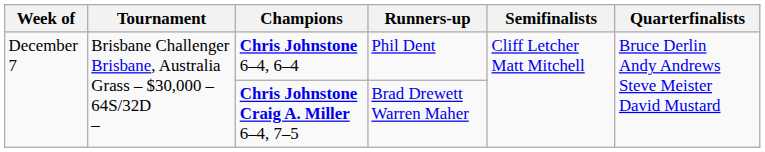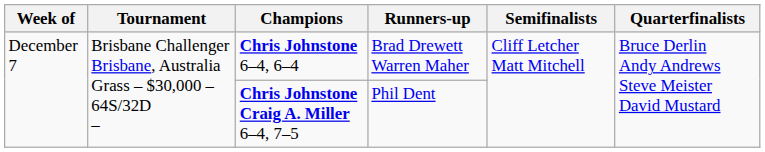(403, 45) Phil Dent -> (420, 55) Brad Drewett Warren Maher
(420, 103) Brad Drewett Warren Maher -> (403, 93) Phil Dent
